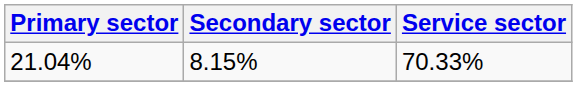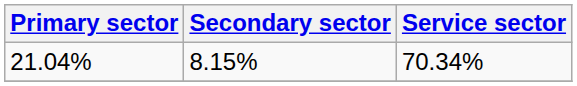(443, 61) 70.33% -> (443, 61) 70.34%
